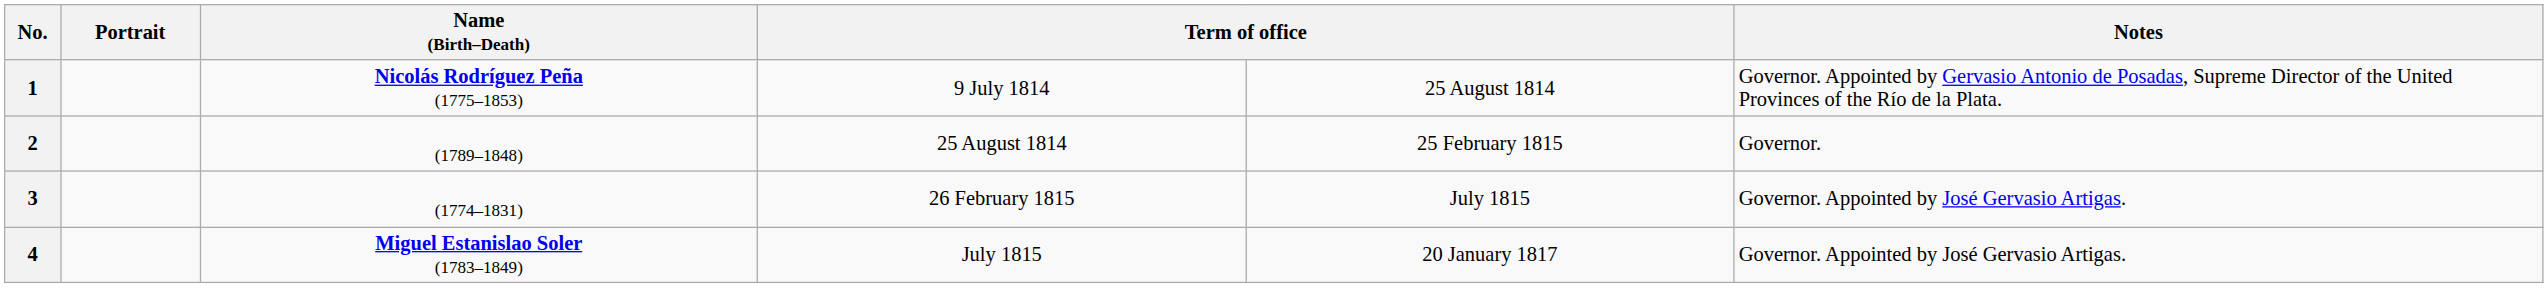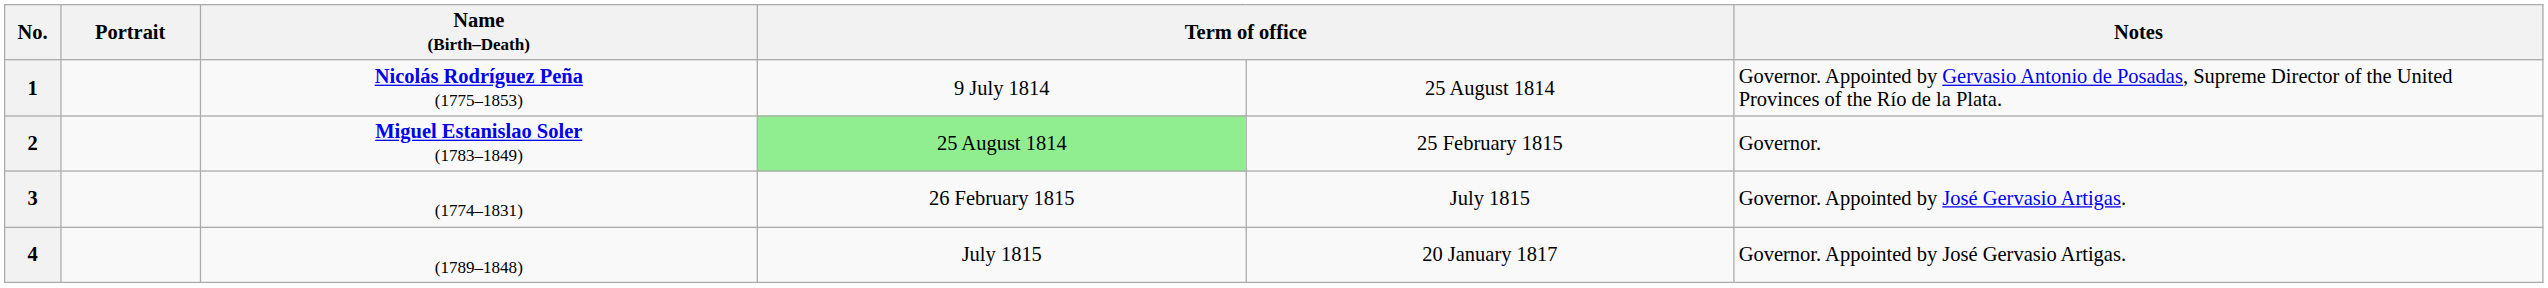(479, 156) (1789–1848) -> (479, 143) Miguel Estanislao Soler (1783–1849)
(1002, 143) no background -> (1002, 143) lightgreen background
(479, 254) Miguel Estanislao Soler (1783–1849) -> (479, 267) (1789–1848)
